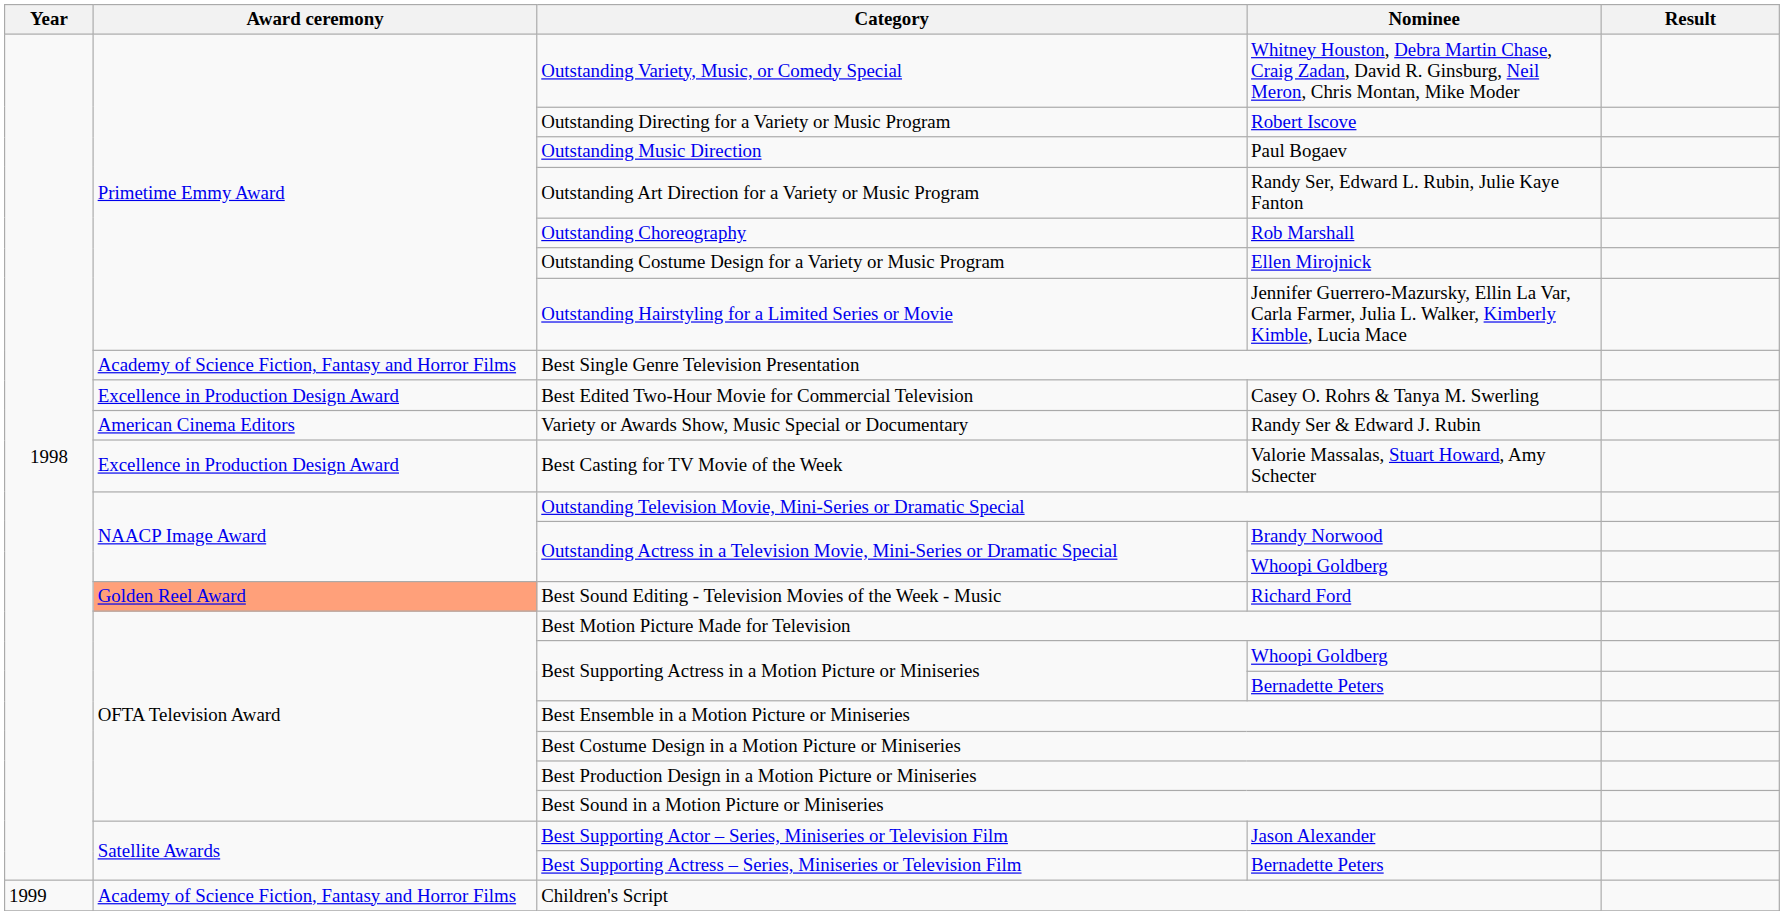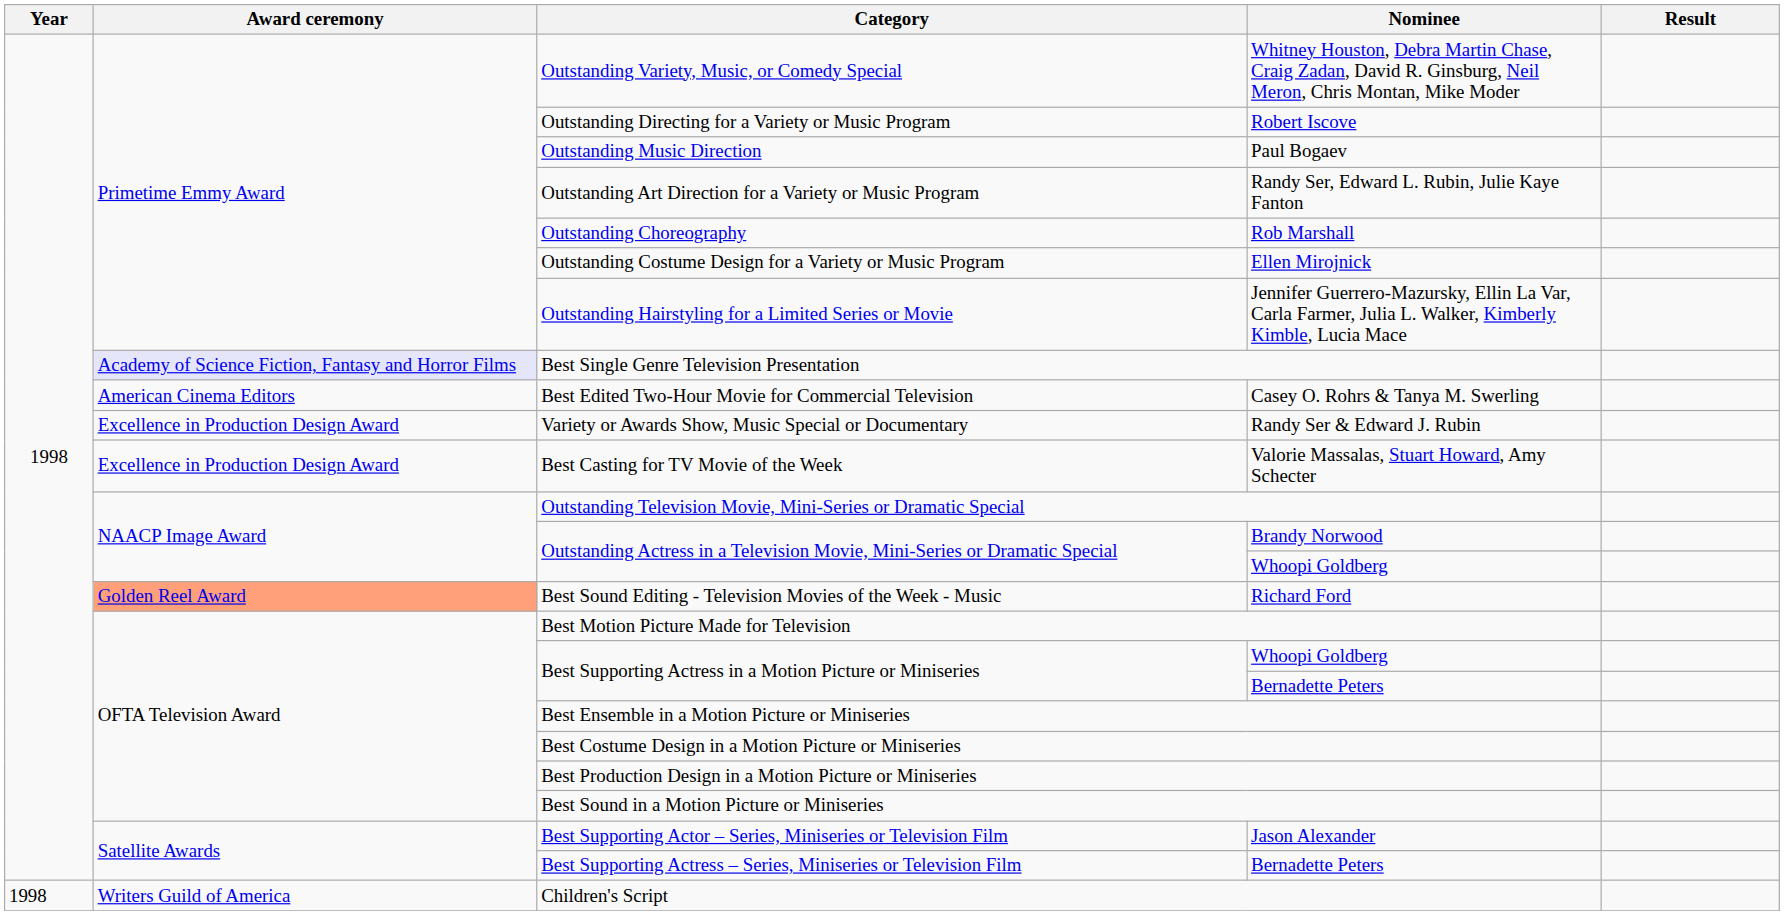(307, 365) no background -> (307, 365) lavender background
(248, 395) Excellence in Production Design Award -> (196, 395) American Cinema Editors
(196, 425) American Cinema Editors -> (248, 425) Excellence in Production Design Award
(28, 895) 1999 -> (28, 895) 1998
(307, 895) Academy of Science Fiction, Fantasy and Horror Films -> (194, 895) Writers Guild of America
